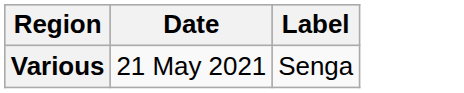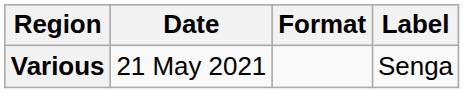+ column: (322, 25)
